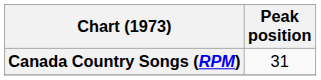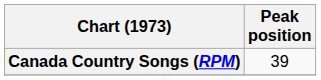(280, 61) 31 -> (280, 61) 39
